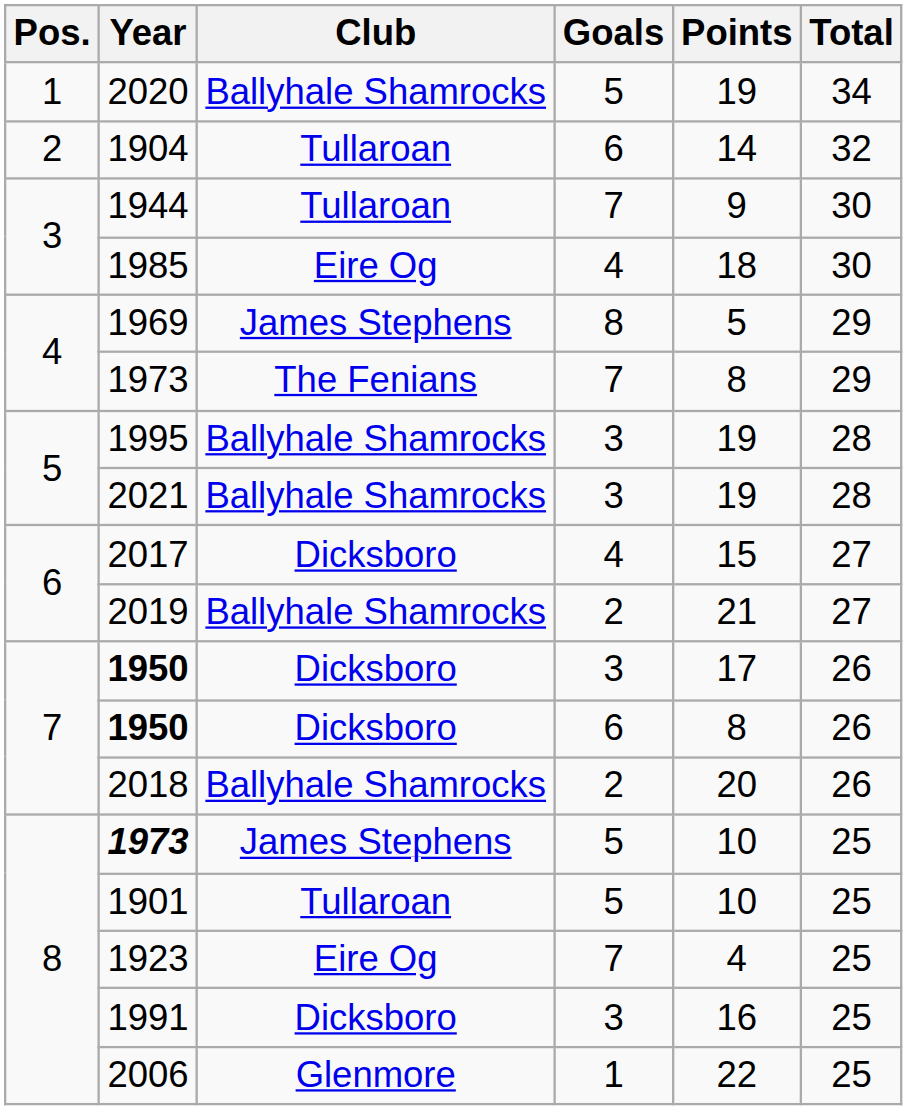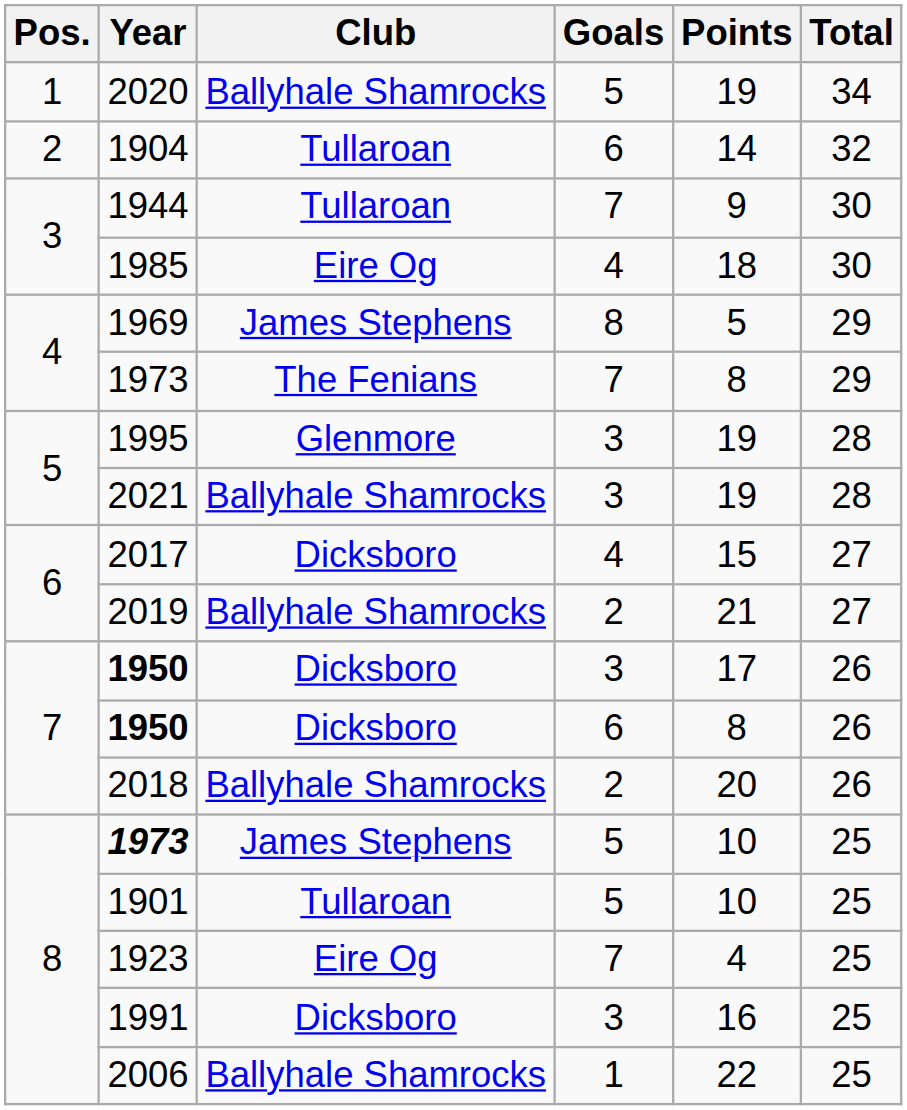(376, 438) Ballyhale Shamrocks -> (376, 438) Glenmore
(376, 1074) Glenmore -> (376, 1074) Ballyhale Shamrocks
